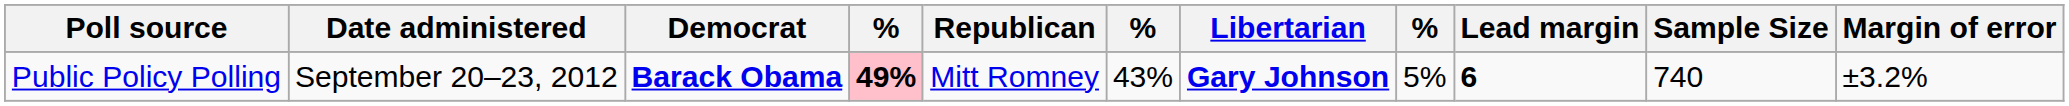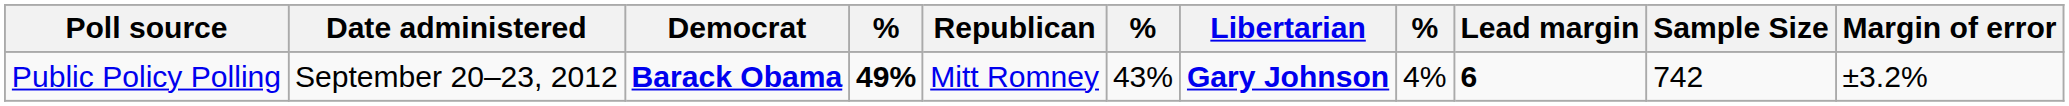(886, 76) pink background -> (886, 76) no background
(1425, 76) 5% -> (1425, 76) 4%
(1678, 76) 740 -> (1678, 76) 742
